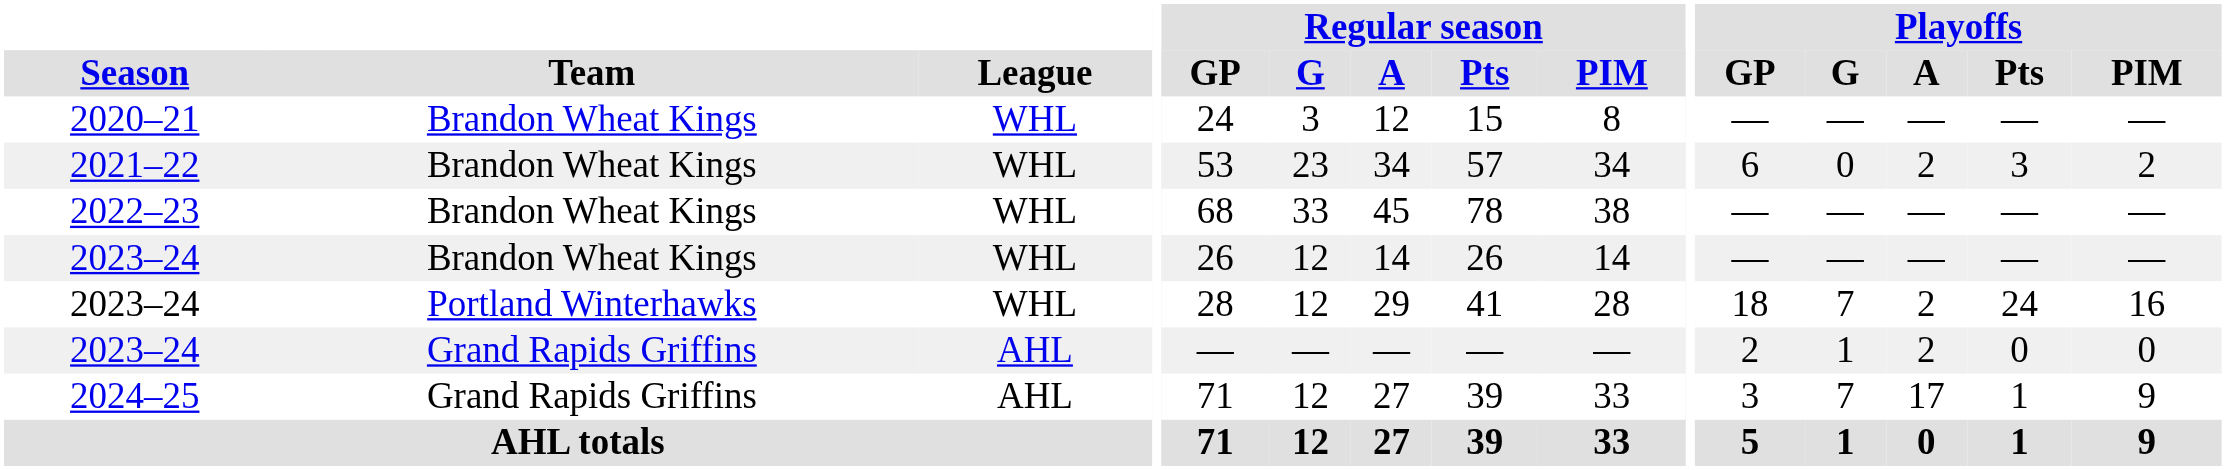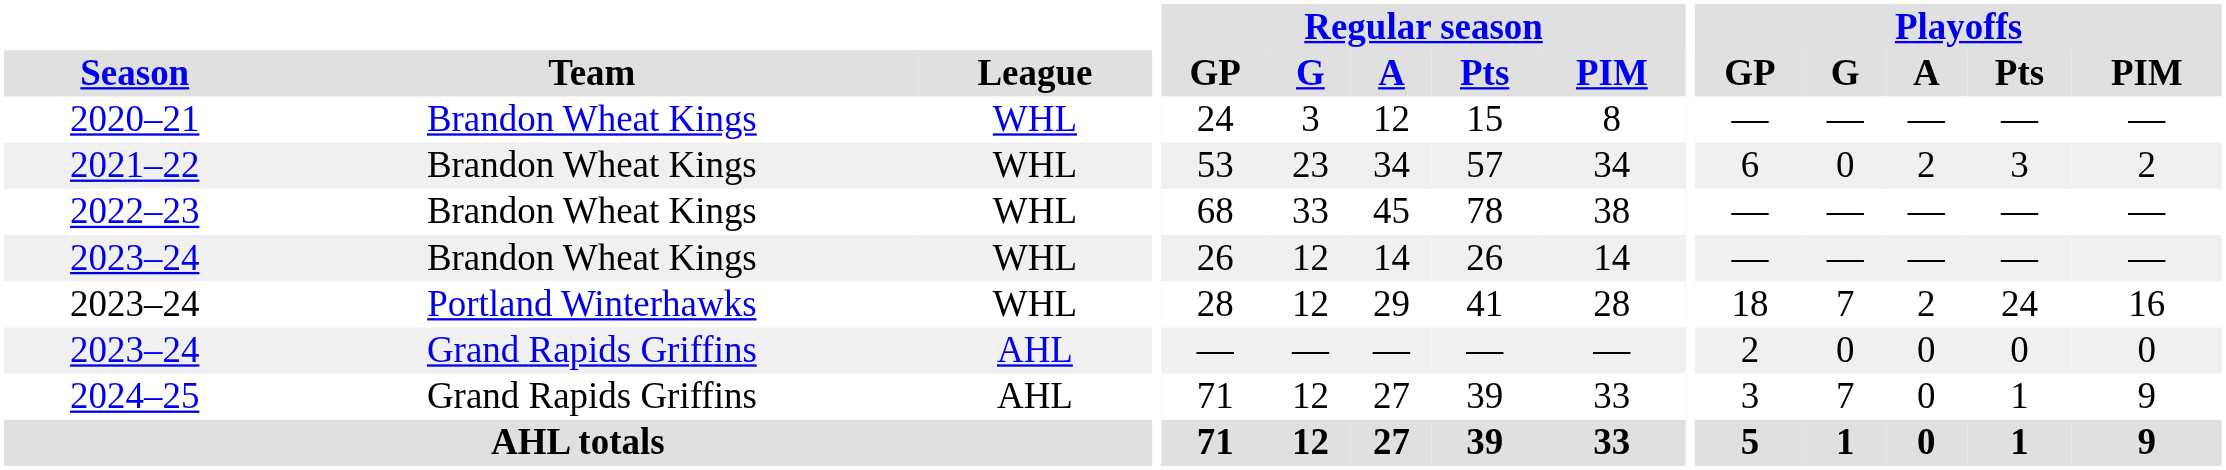(1845, 349) 1 -> (1845, 349) 0
(1926, 349) 2 -> (1926, 349) 0
(1926, 396) 17 -> (1926, 396) 0
